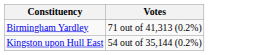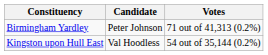+ column: (135, 12)
